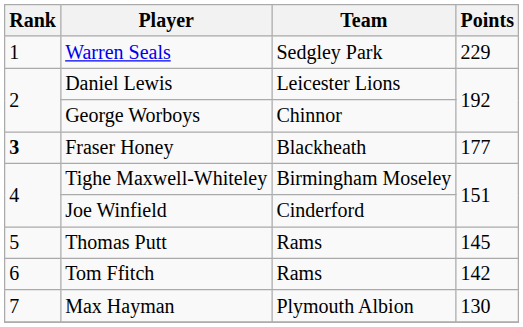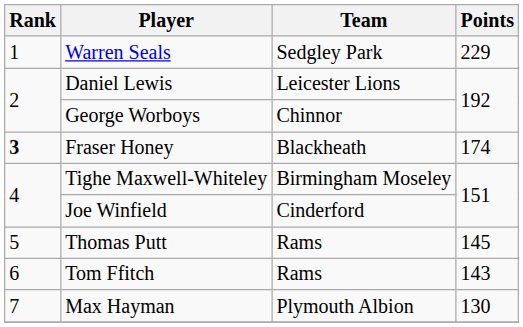(476, 147) 177 -> (476, 147) 174
(476, 274) 142 -> (476, 274) 143
